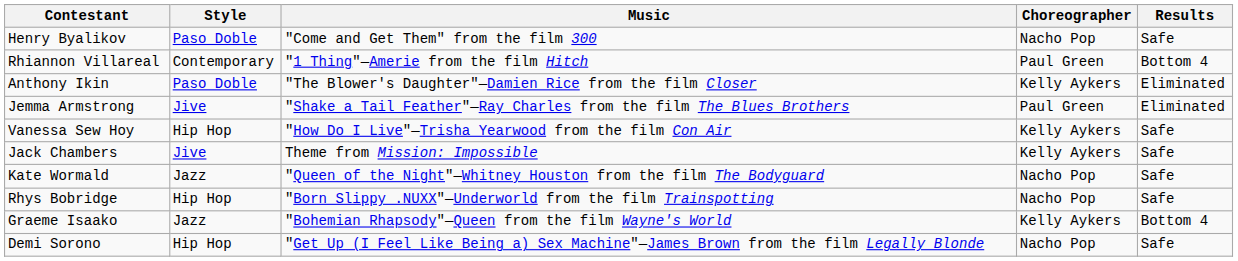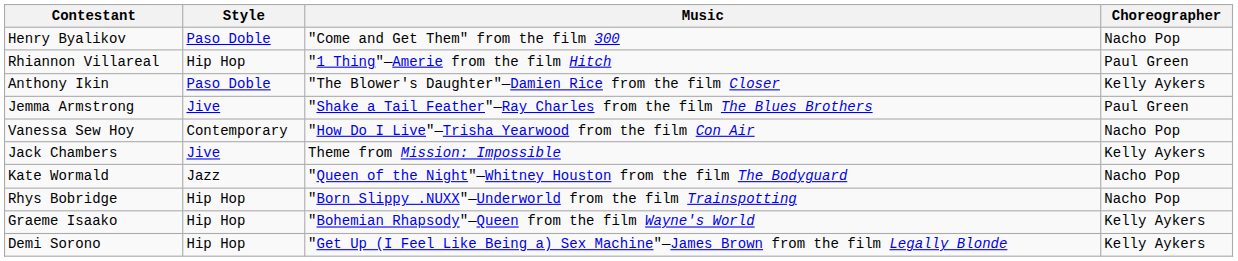- column: (1185, 16)
(223, 62) Contemporary -> (216, 62) Hip Hop
(202, 130) Hip Hop -> (237, 130) Contemporary
(1070, 130) Kelly Aykers -> (1142, 130) Nacho Pop
(190, 222) Jazz -> (216, 222) Hip Hop
(1058, 245) Nacho Pop -> (1155, 245) Kelly Aykers
